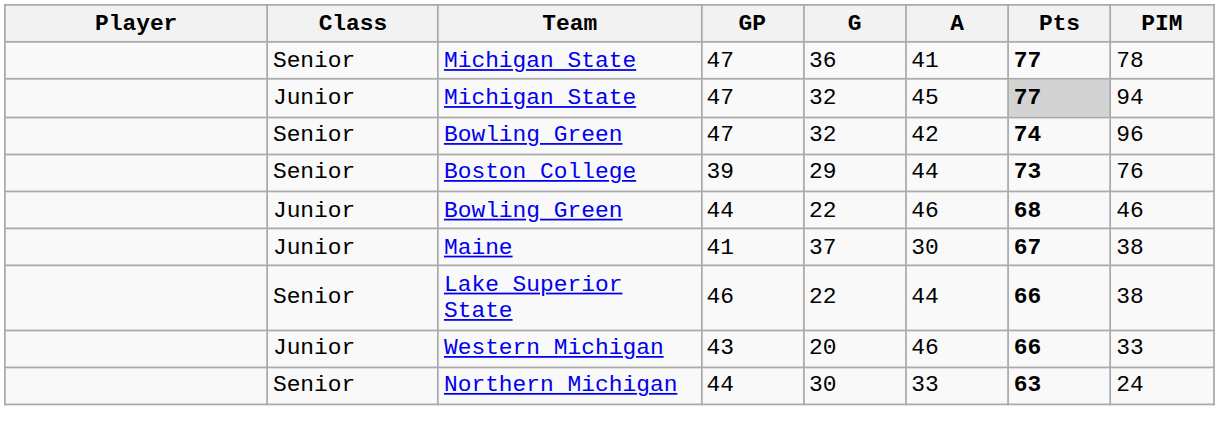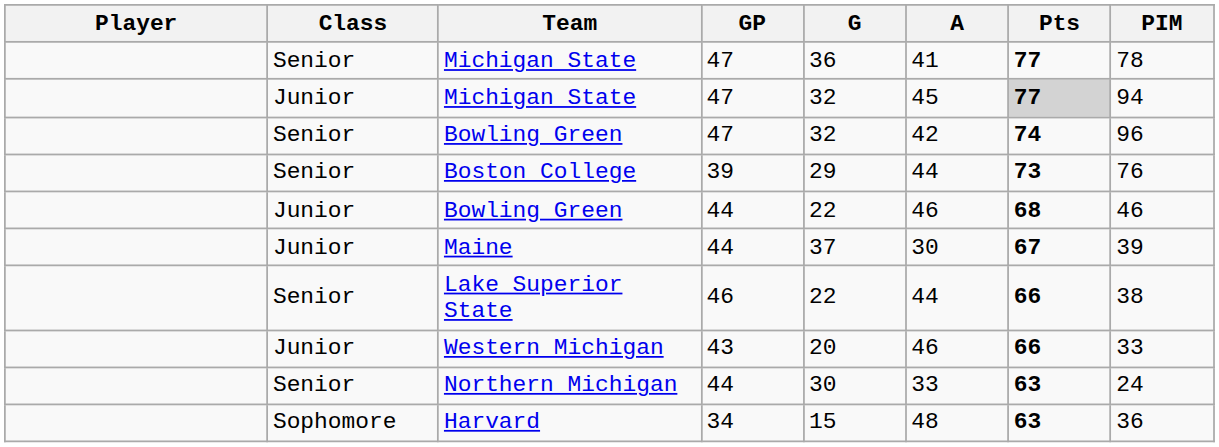(720, 247) 41 -> (720, 247) 44
(1130, 247) 38 -> (1130, 247) 39
+ row: (335, 423)
